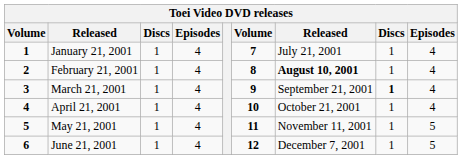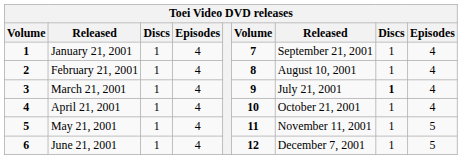(310, 51) July 21, 2001 -> (325, 51) September 21, 2001
(318, 70) bold -> (317, 70) normal
(325, 88) September 21, 2001 -> (310, 88) July 21, 2001
